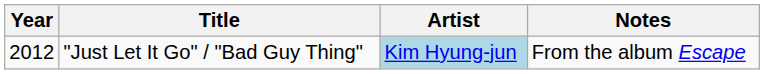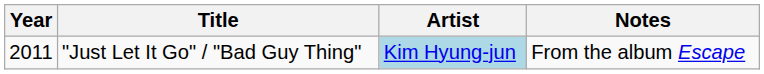(32, 52) 2012 -> (31, 52) 2011
